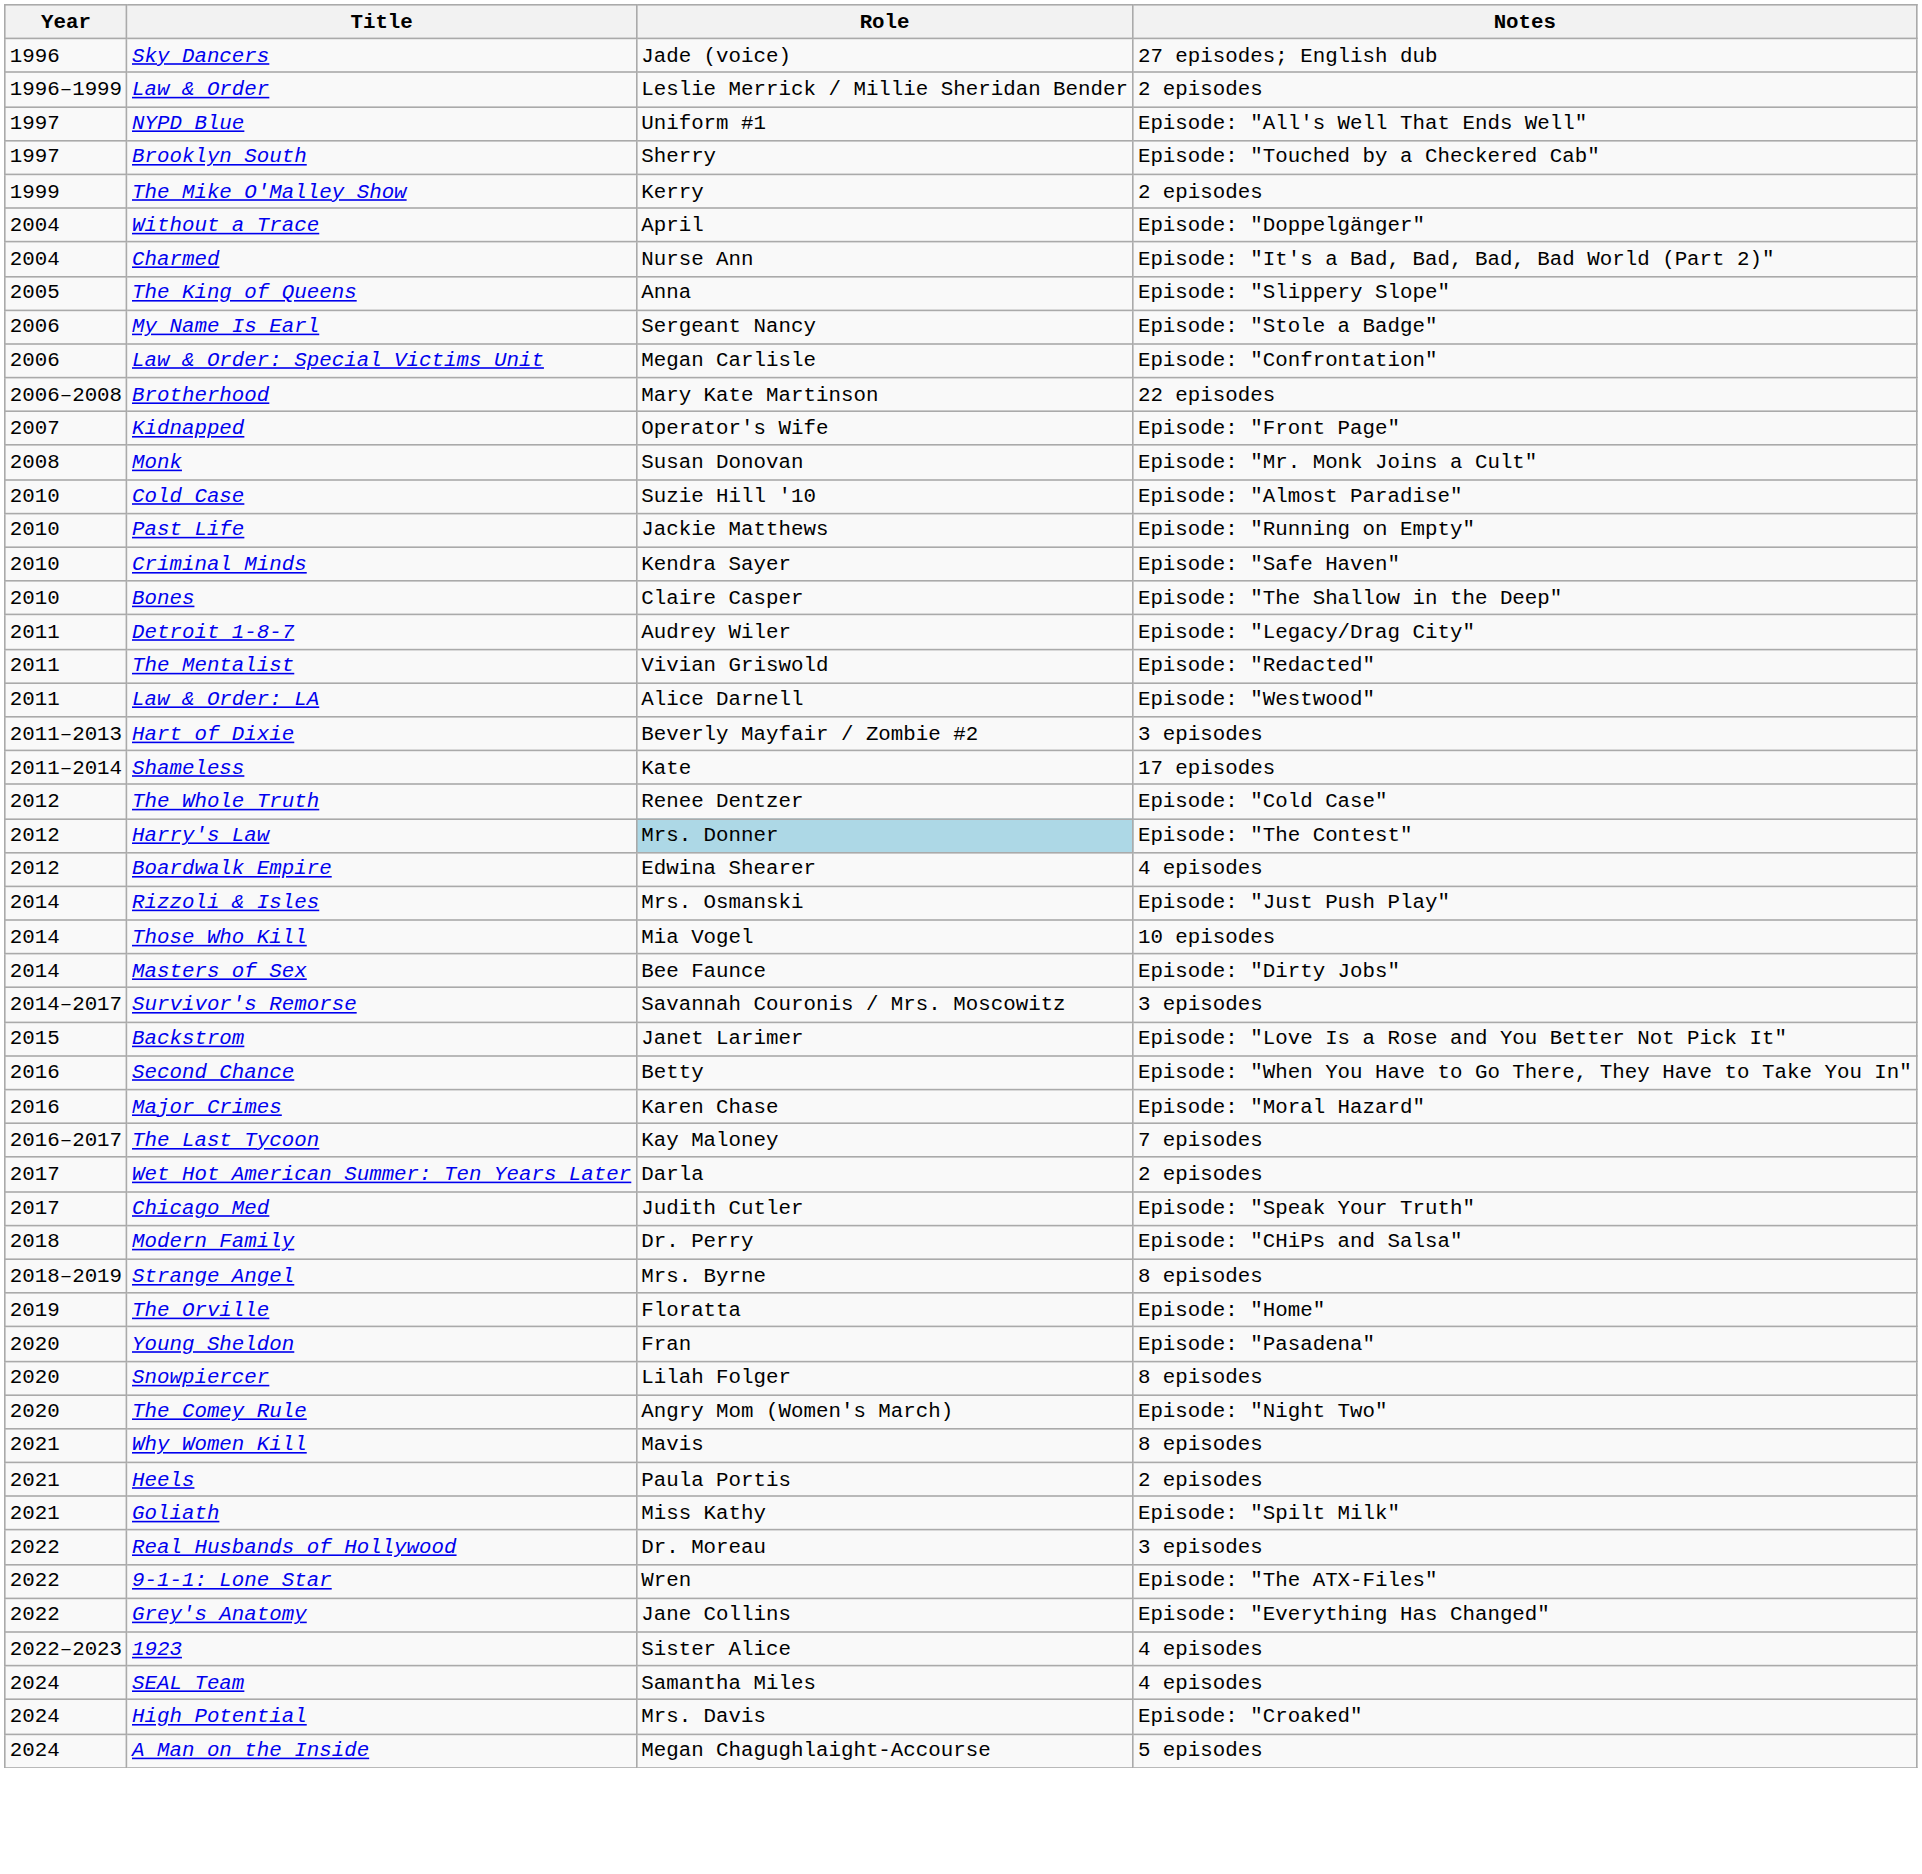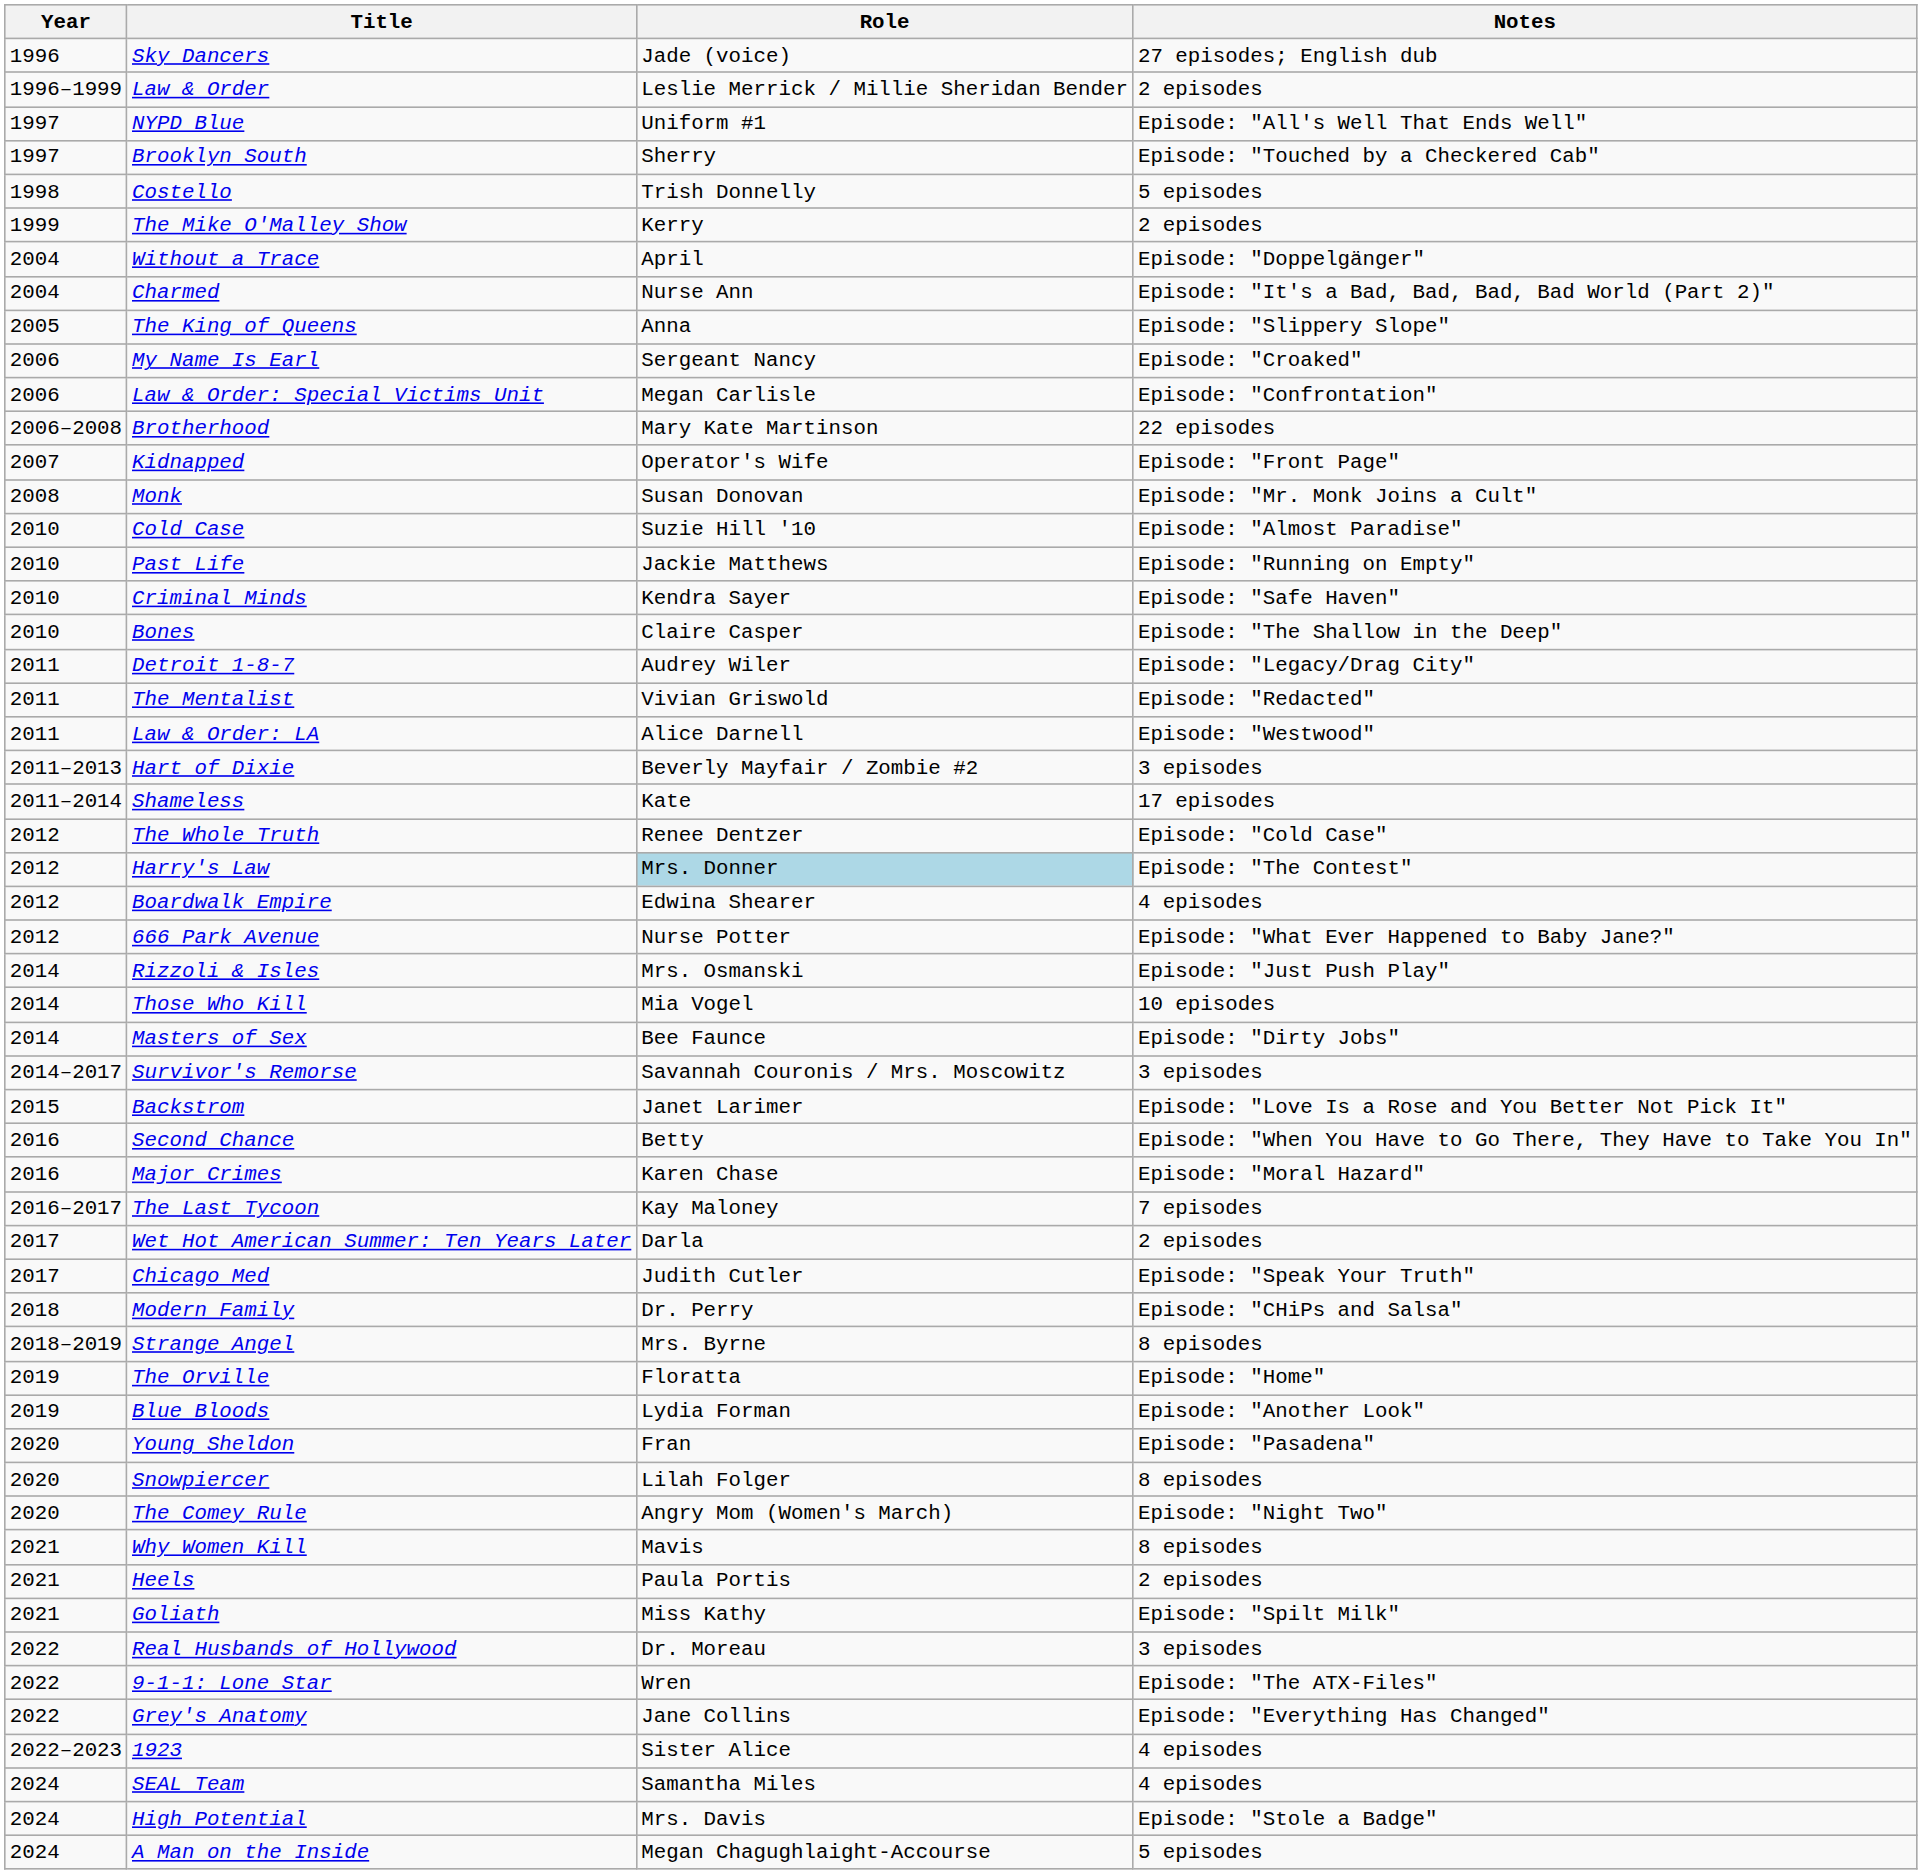+ row: (182, 191)
(1288, 327) Episode: "Stole a Badge" -> (1250, 361) Episode: "Croaked"
+ row: (226, 937)
+ row: (201, 1412)
(1250, 1717) Episode: "Croaked" -> (1288, 1818) Episode: "Stole a Badge"
